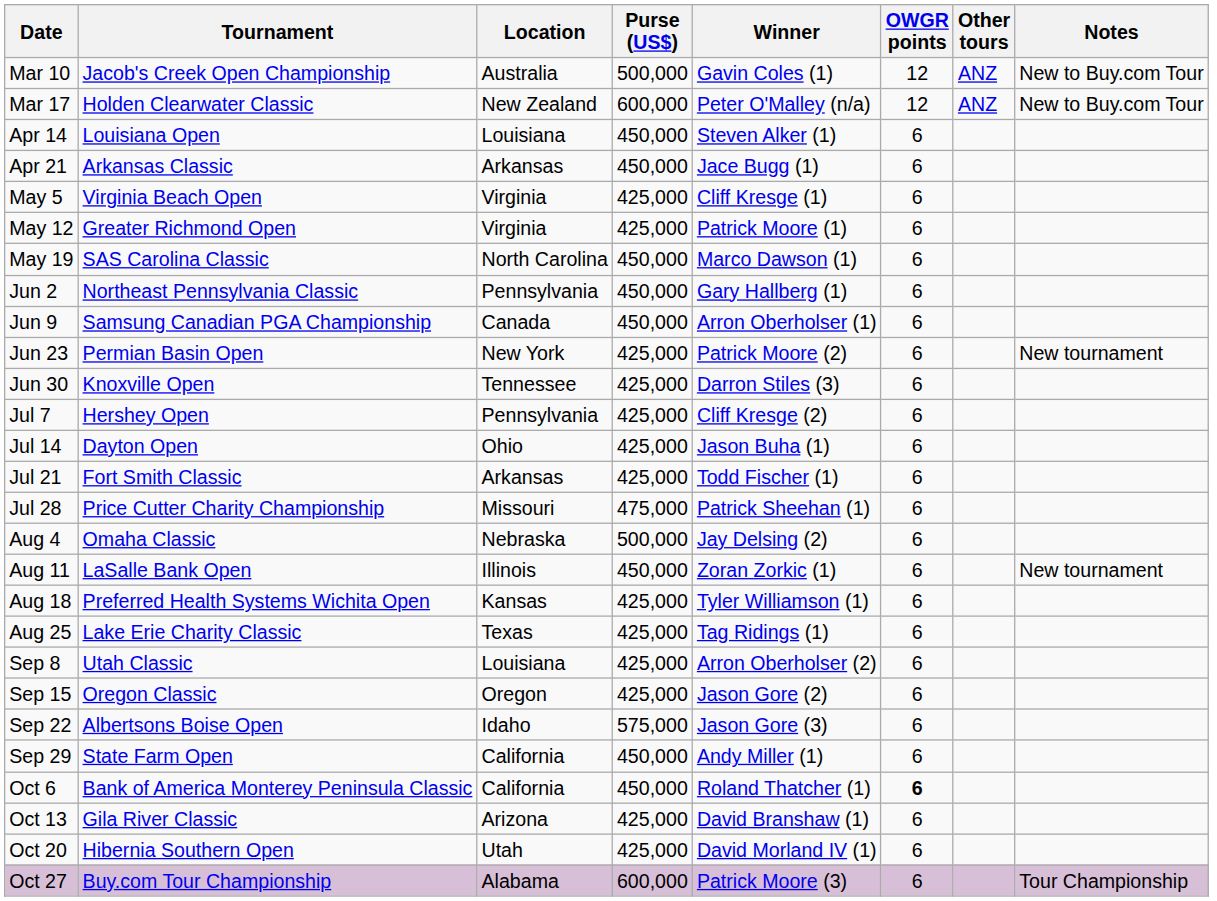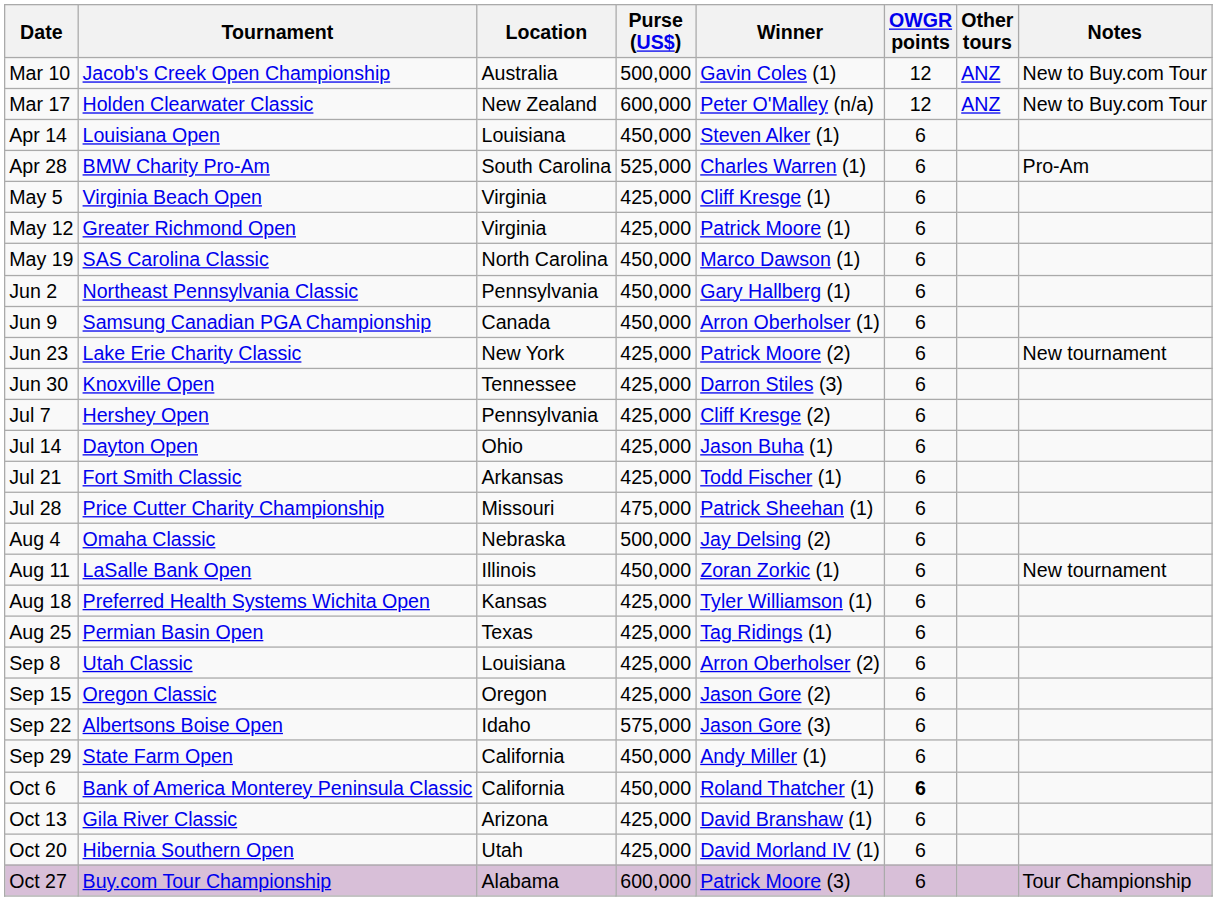- row: (38, 166)
+ row: (38, 166)
(173, 353) Permian Basin Open -> (192, 353) Lake Erie Charity Classic
(192, 632) Lake Erie Charity Classic -> (173, 632) Permian Basin Open
